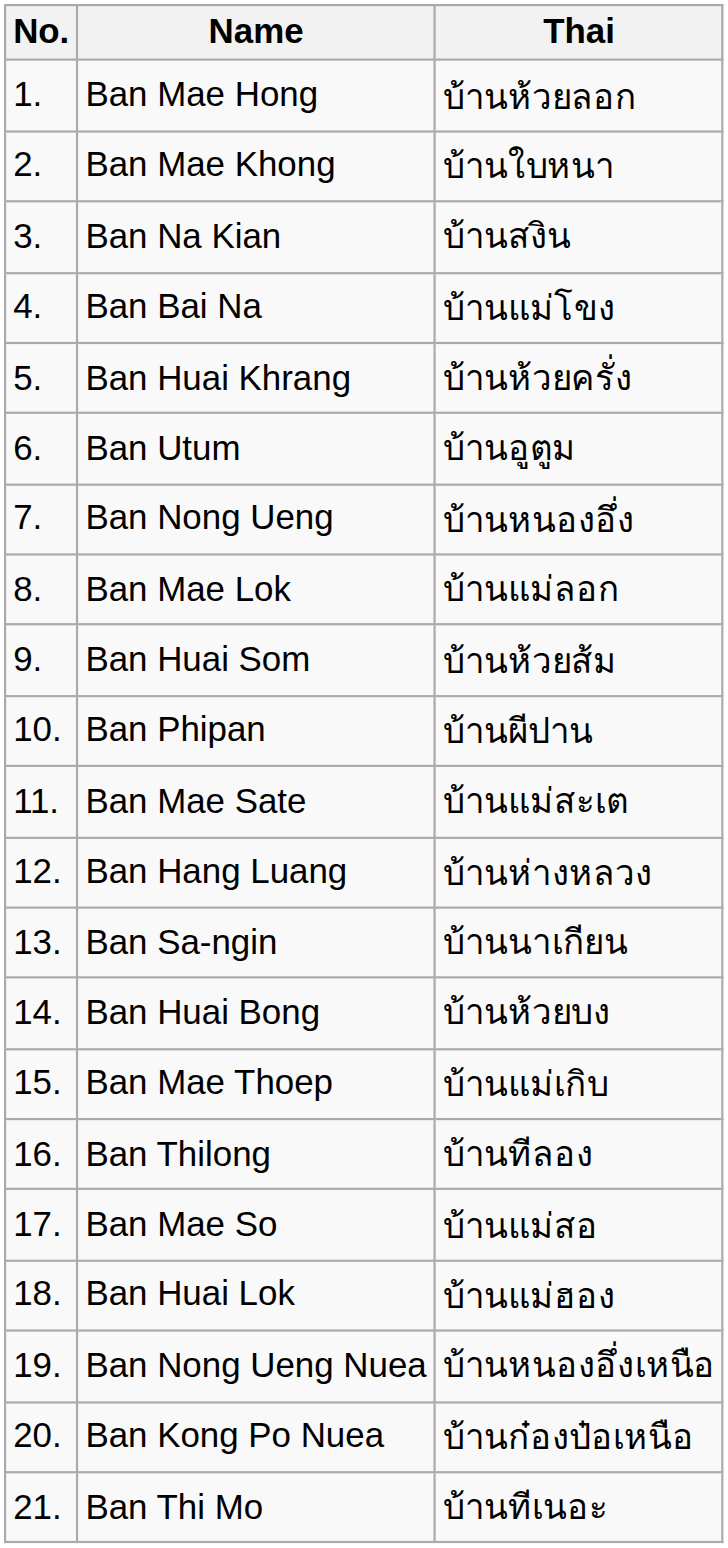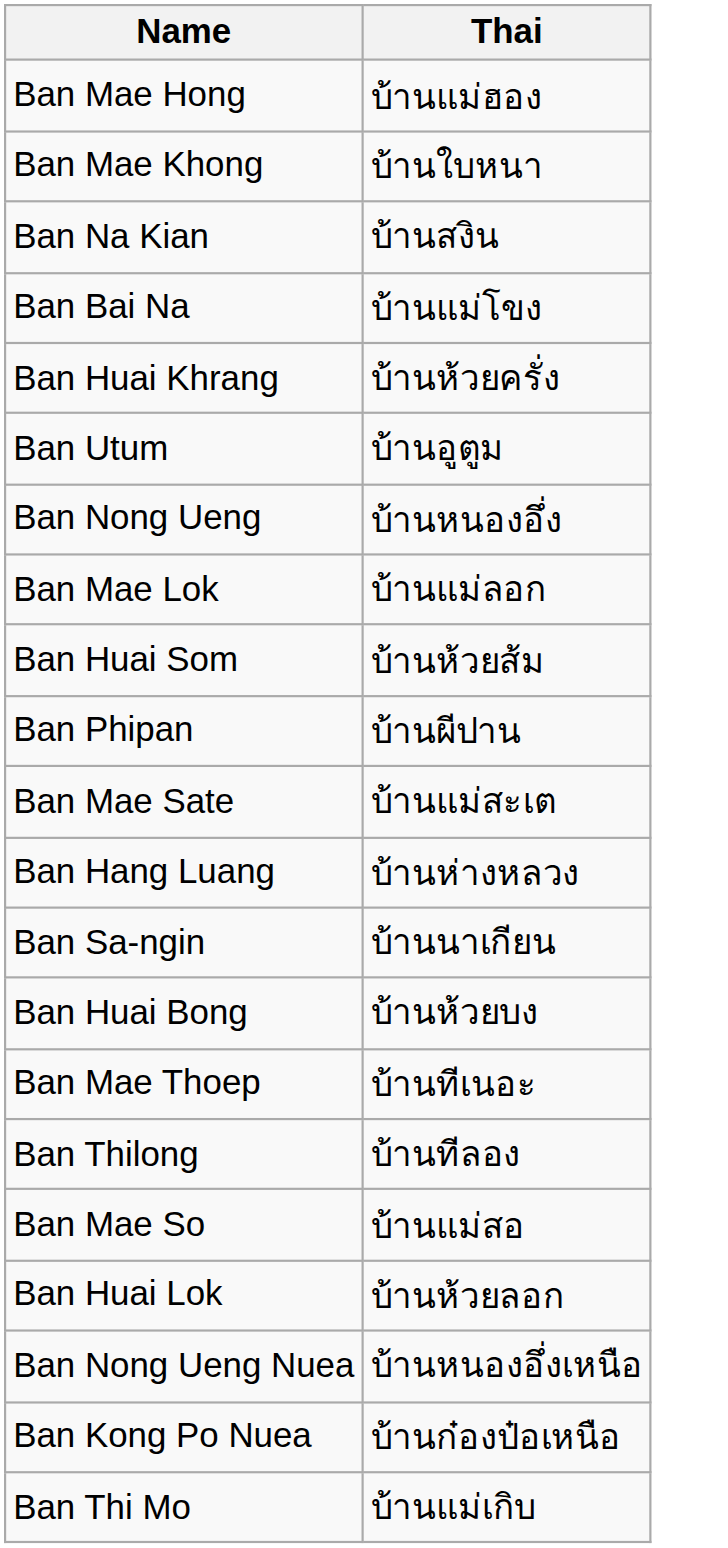- column: (41, 32)
(540, 96) บ้านห้วยลอก -> (457, 96) บ้านแม่ฮอง
(526, 1084) บ้านแม่เกิบ -> (453, 1084) บ้านทีเนอะ
(529, 1296) บ้านแม่ฮอง -> (468, 1296) บ้านห้วยลอก
(526, 1507) บ้านทีเนอะ -> (453, 1507) บ้านแม่เกิบ
